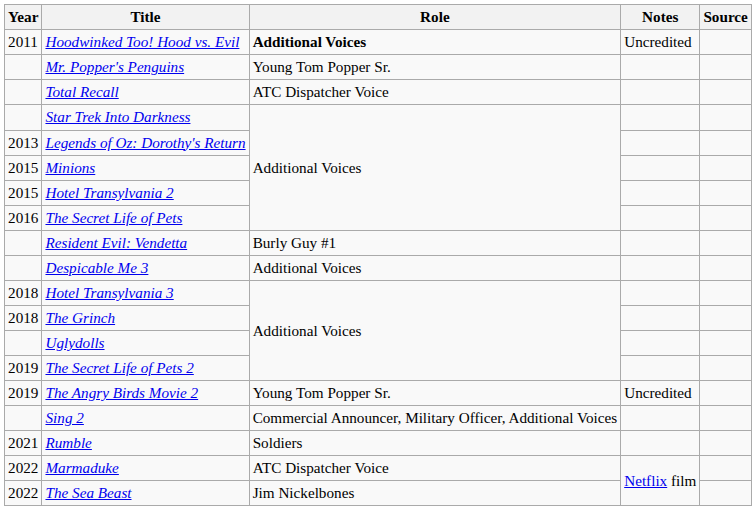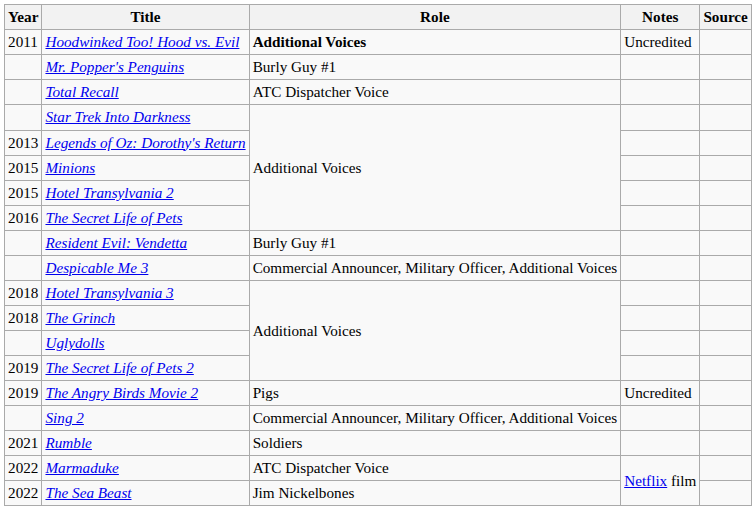(322, 67) Young Tom Popper Sr. -> (294, 67) Burly Guy #1
(307, 267) Additional Voices -> (435, 267) Commercial Announcer, Military Officer, Additional Voices
(322, 393) Young Tom Popper Sr. -> (266, 393) Pigs
